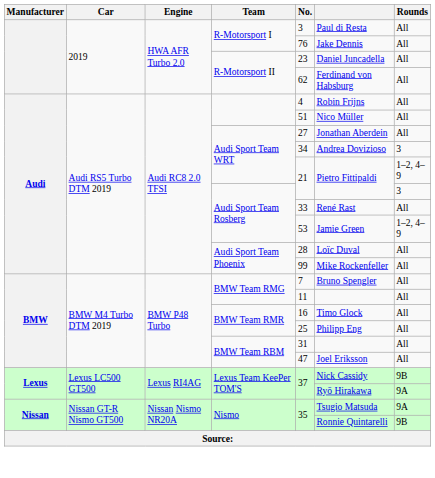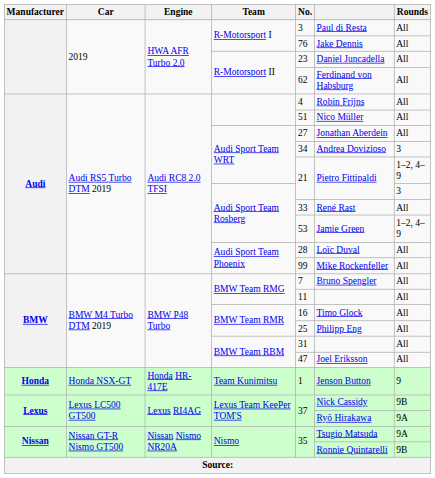+ row: (35, 380)
